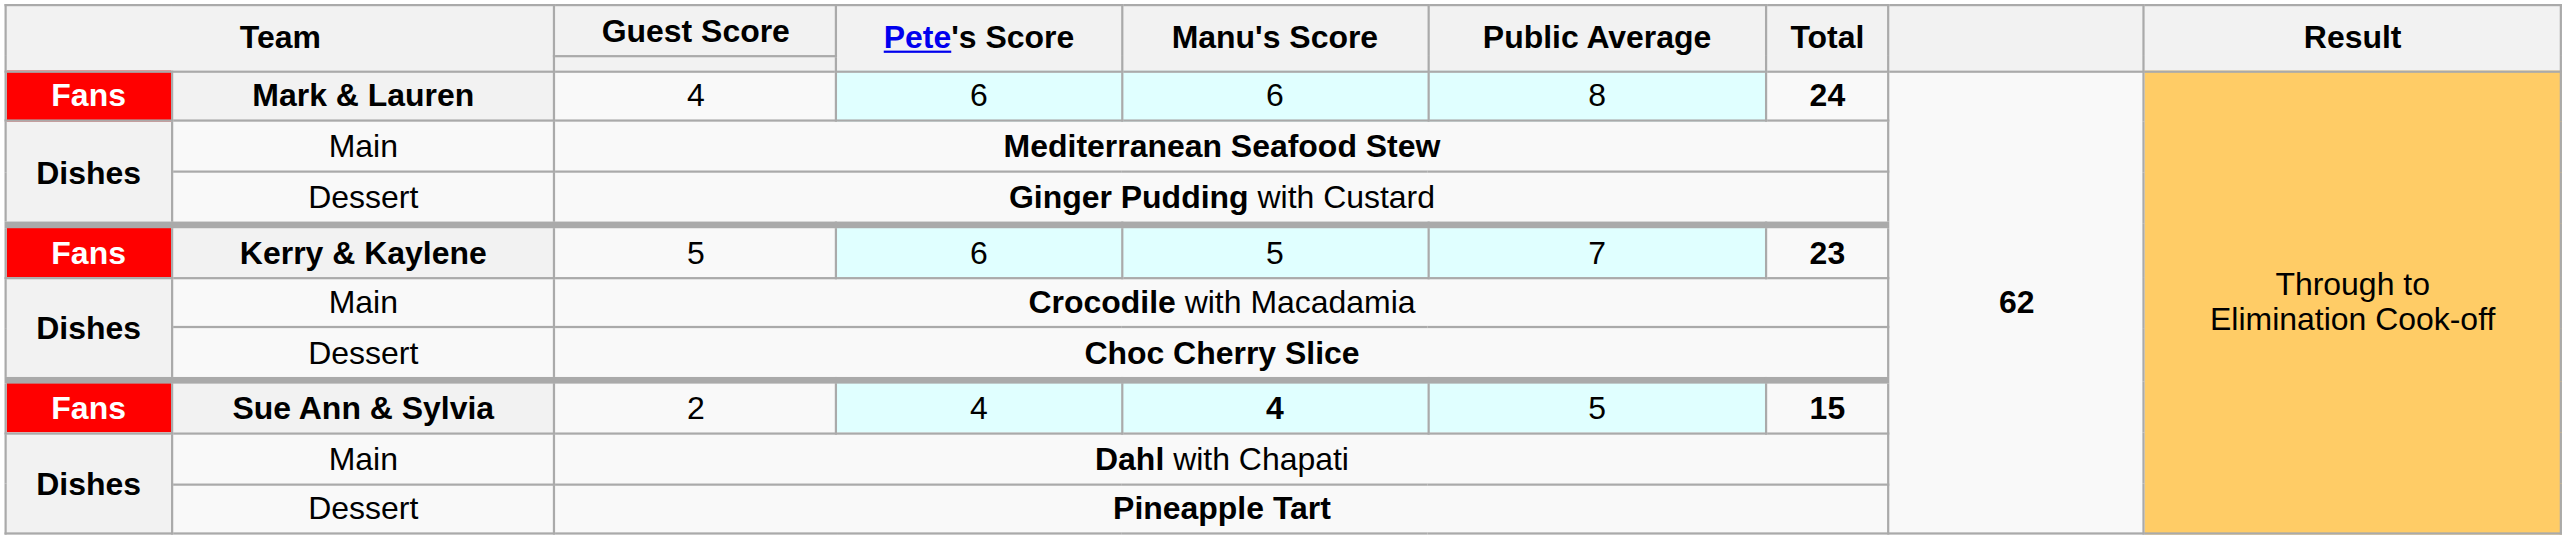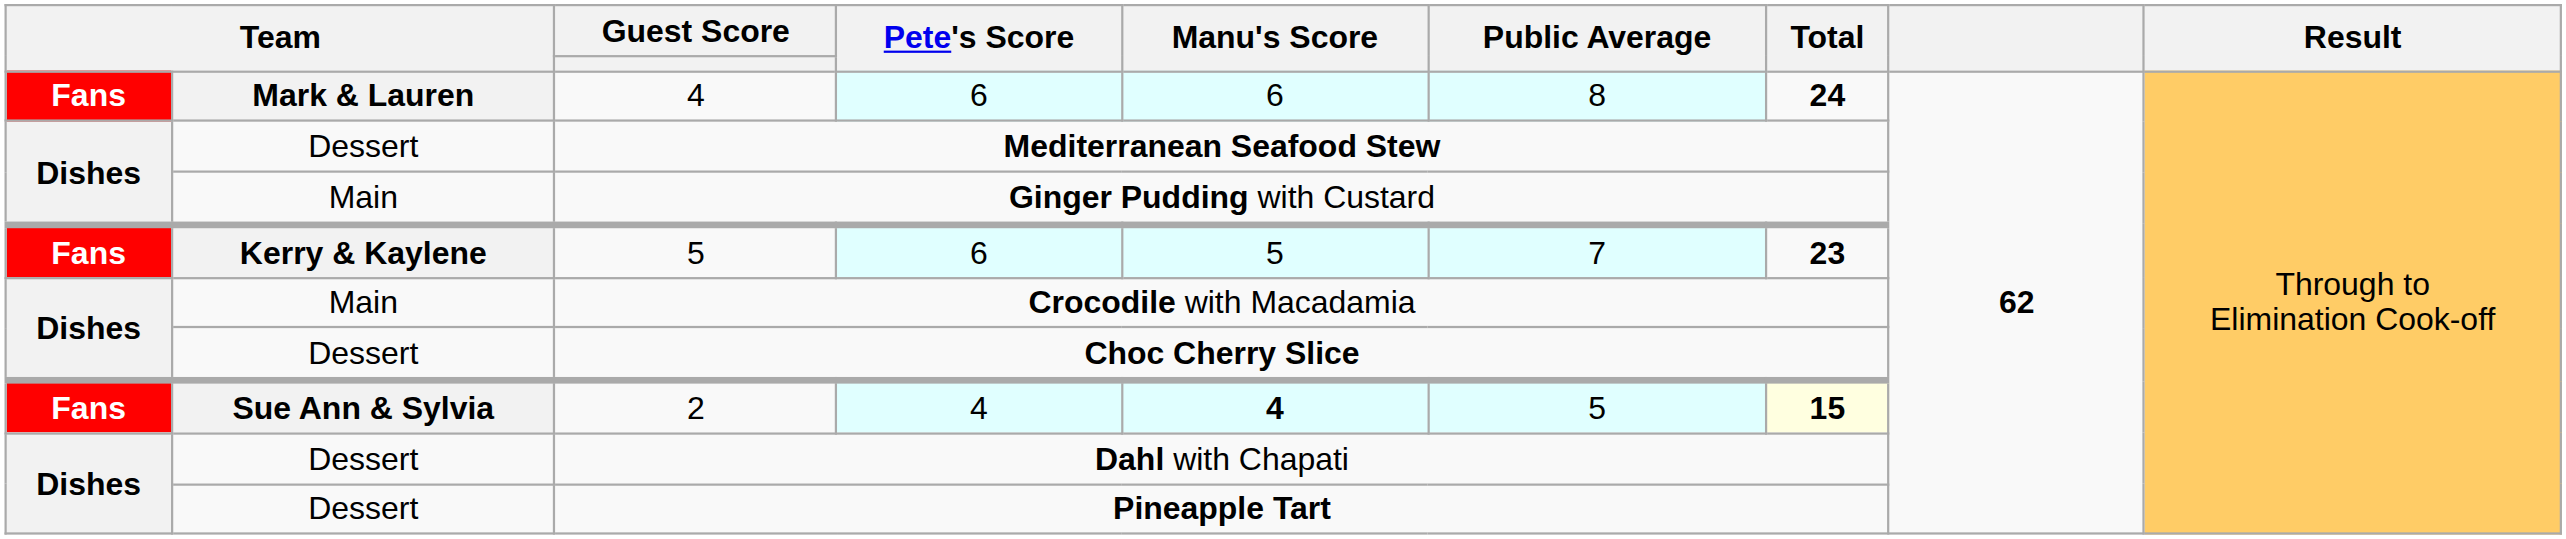(363, 147) Main -> (363, 147) Dessert
(363, 197) Dessert -> (363, 197) Main
(1827, 408) no background -> (1827, 408) lightyellow background
(363, 459) Main -> (363, 459) Dessert
